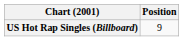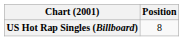(159, 28) 9 -> (159, 28) 8
